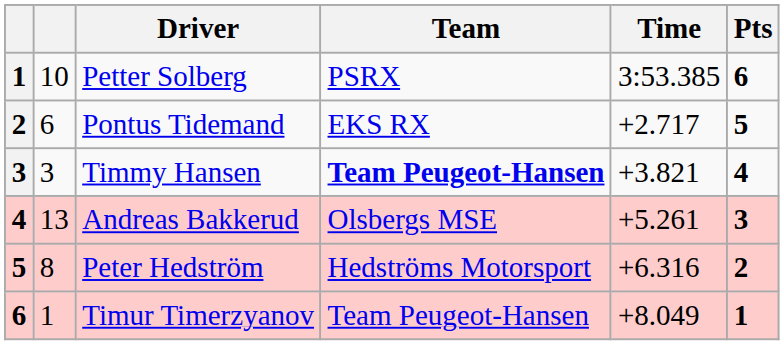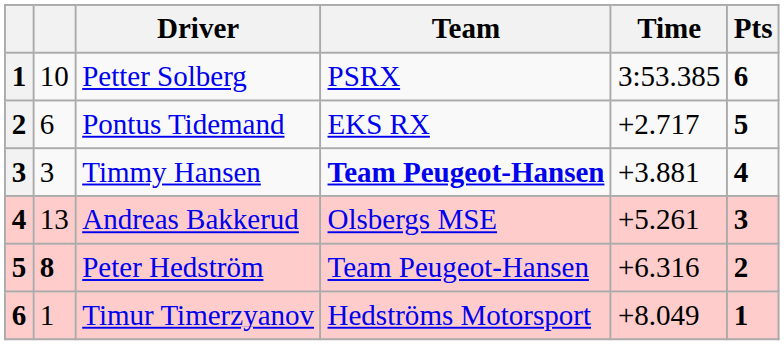(659, 172) +3.821 -> (659, 172) +3.881
(47, 267) normal -> (47, 267) bold
(459, 267) Hedströms Motorsport -> (458, 267) Team Peugeot-Hansen
(458, 315) Team Peugeot-Hansen -> (459, 315) Hedströms Motorsport
